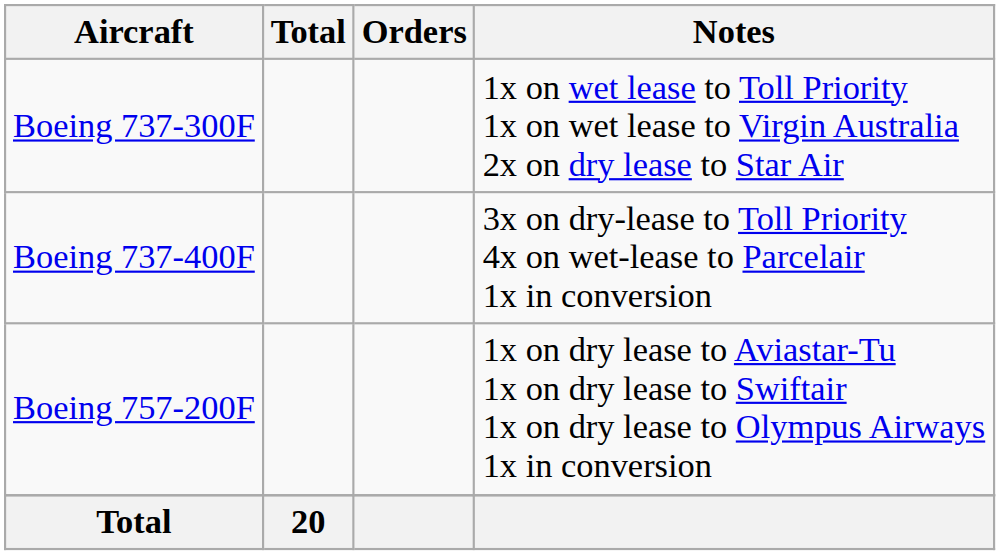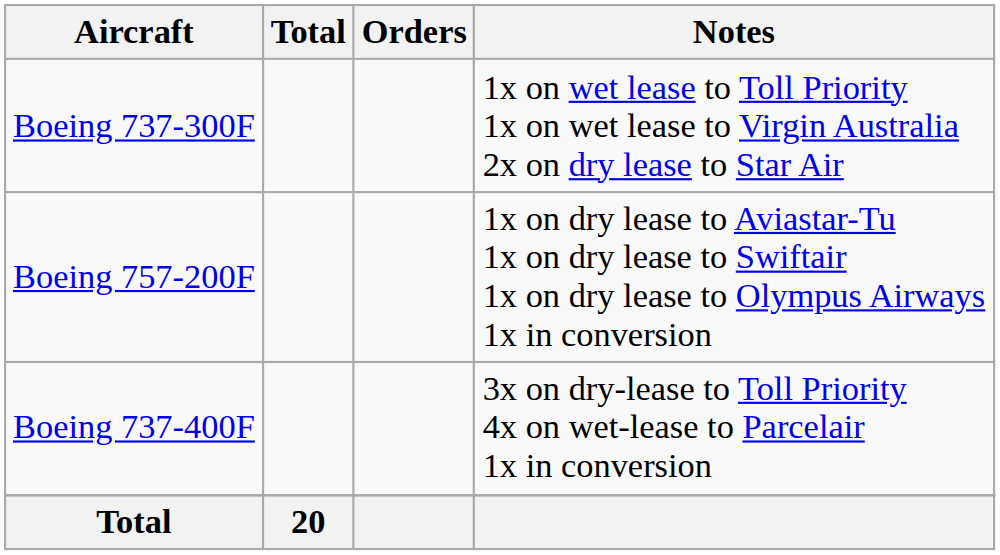rows swapped: (134, 256) <-> (134, 408)
